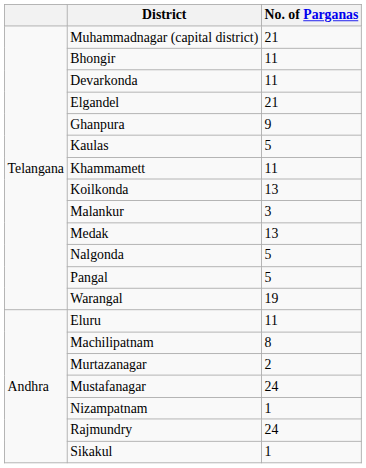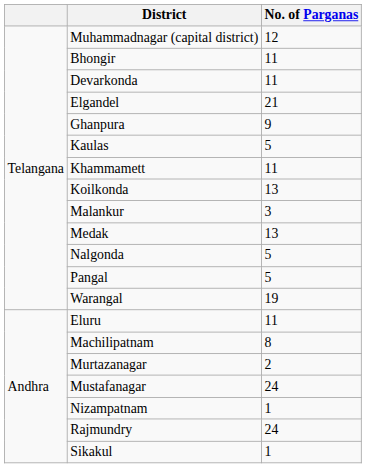(272, 37) 21 -> (272, 37) 12
